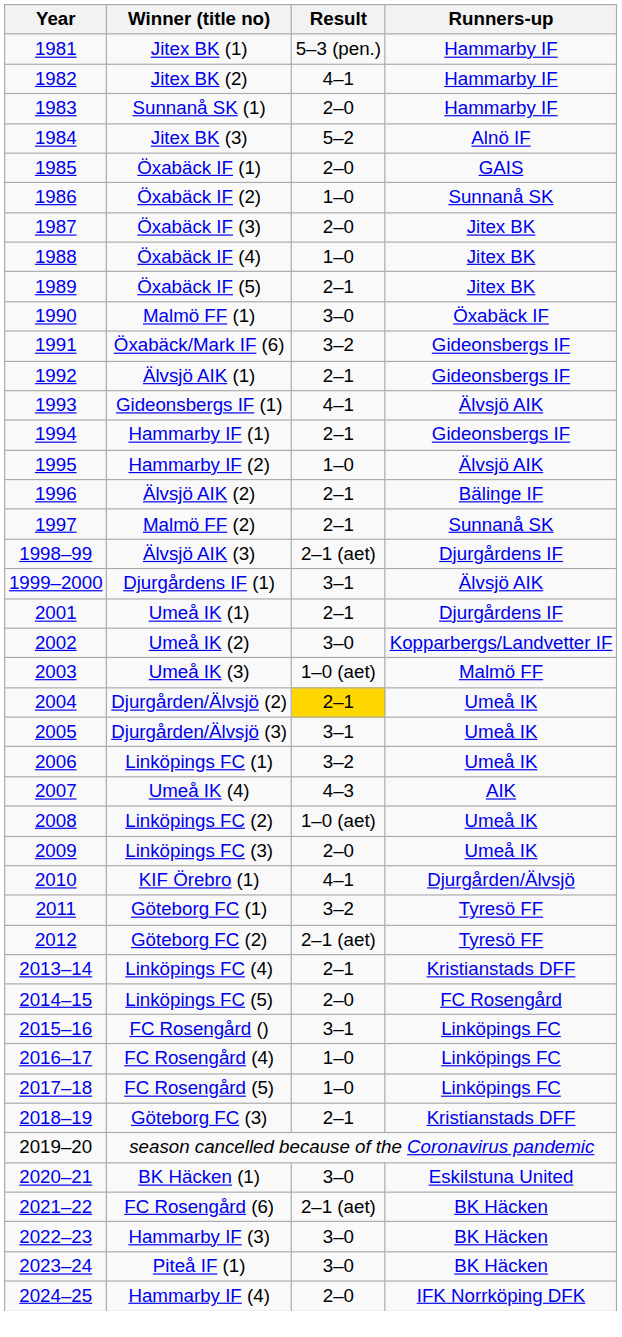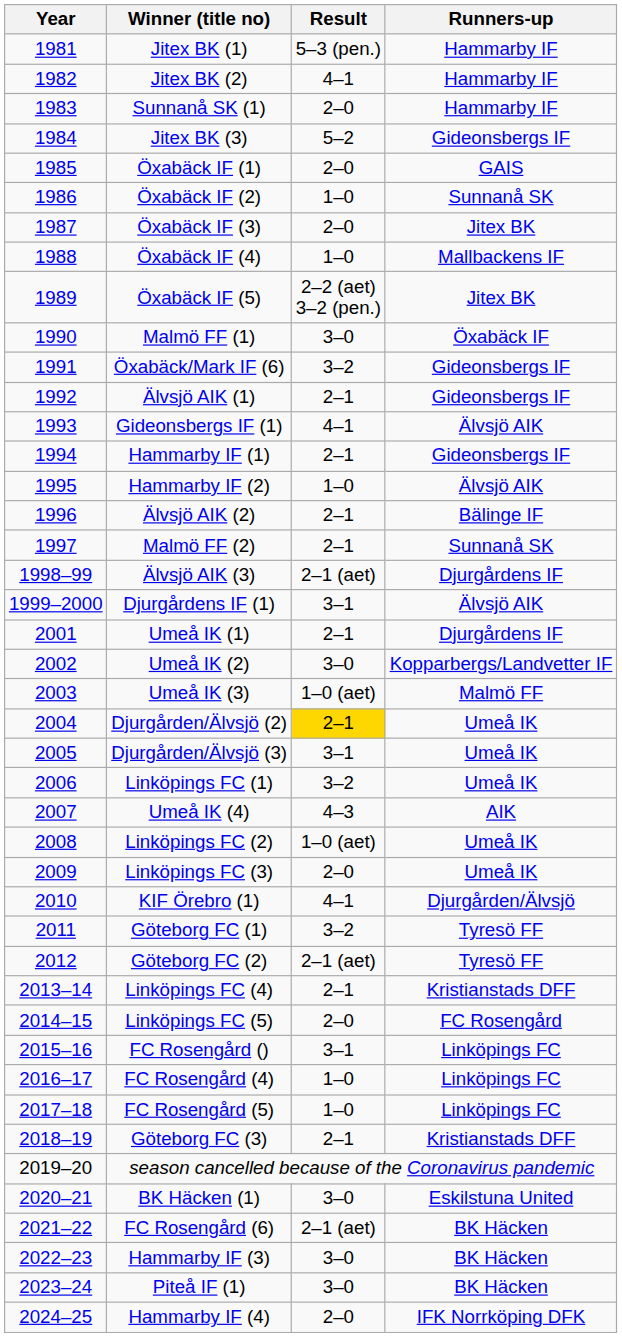(501, 138) Alnö IF -> (501, 138) Gideonsbergs IF
(501, 256) Jitex BK -> (501, 256) Mallbackens IF
(338, 286) 2–1 -> (338, 297) 2–2 (aet) 3–2 (pen.)
